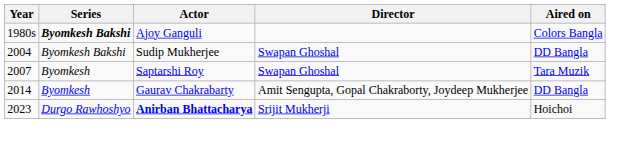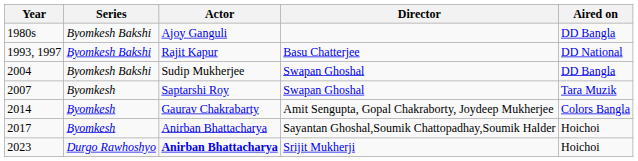(86, 33) bold -> (109, 33) normal
(568, 33) Colors Bangla -> (588, 33) DD Bangla
+ row: (34, 52)
(561, 90) DD Bangla -> (596, 109) Colors Bangla
+ row: (19, 128)
